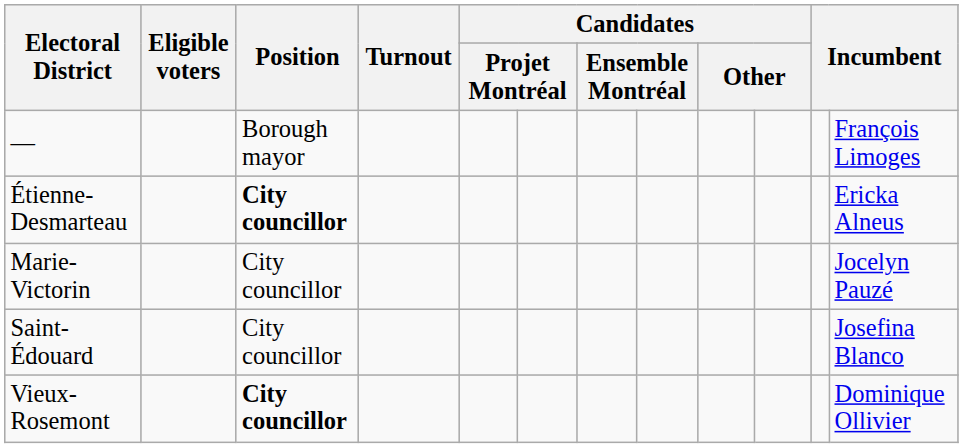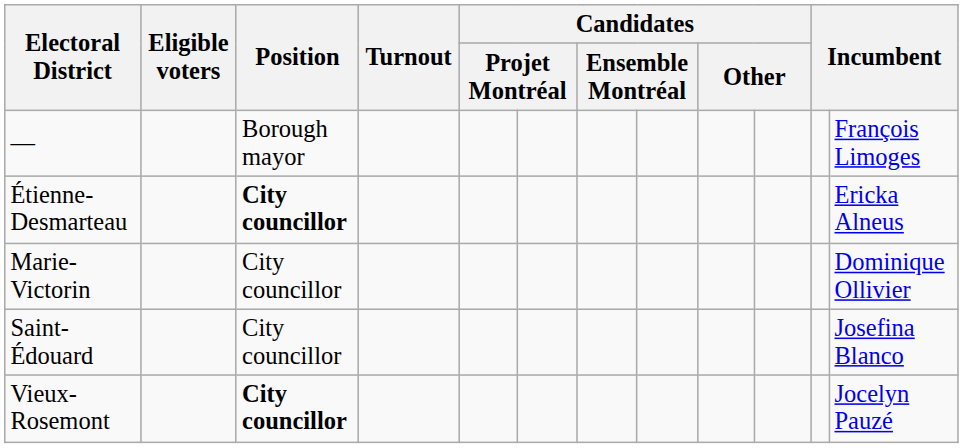(872, 275) Jocelyn Pauzé -> (890, 275) Dominique Ollivier
(890, 408) Dominique Ollivier -> (872, 408) Jocelyn Pauzé
